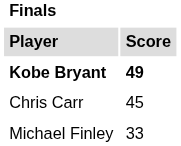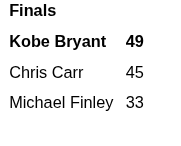- row: (34, 41)
